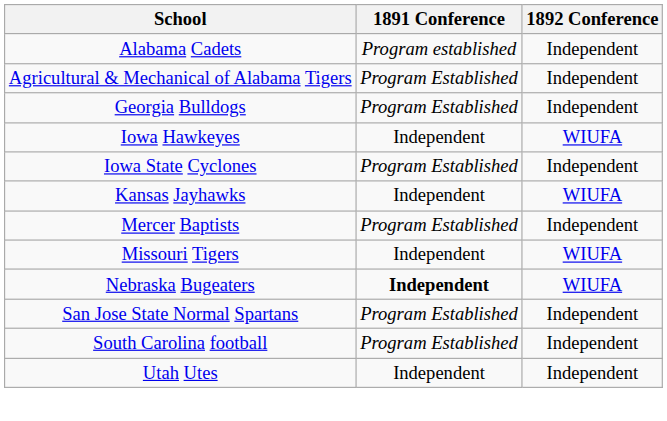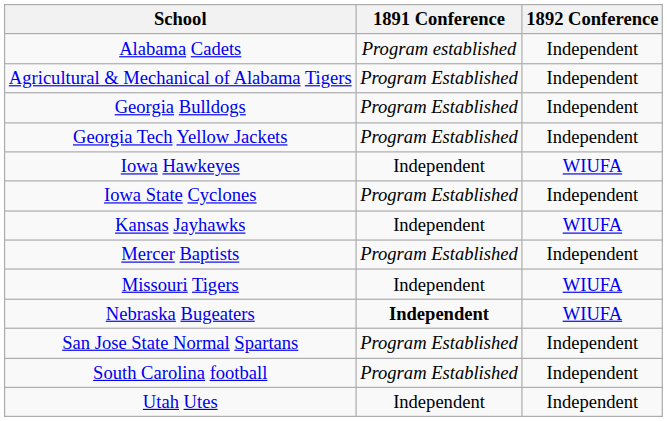+ row: (180, 136)
